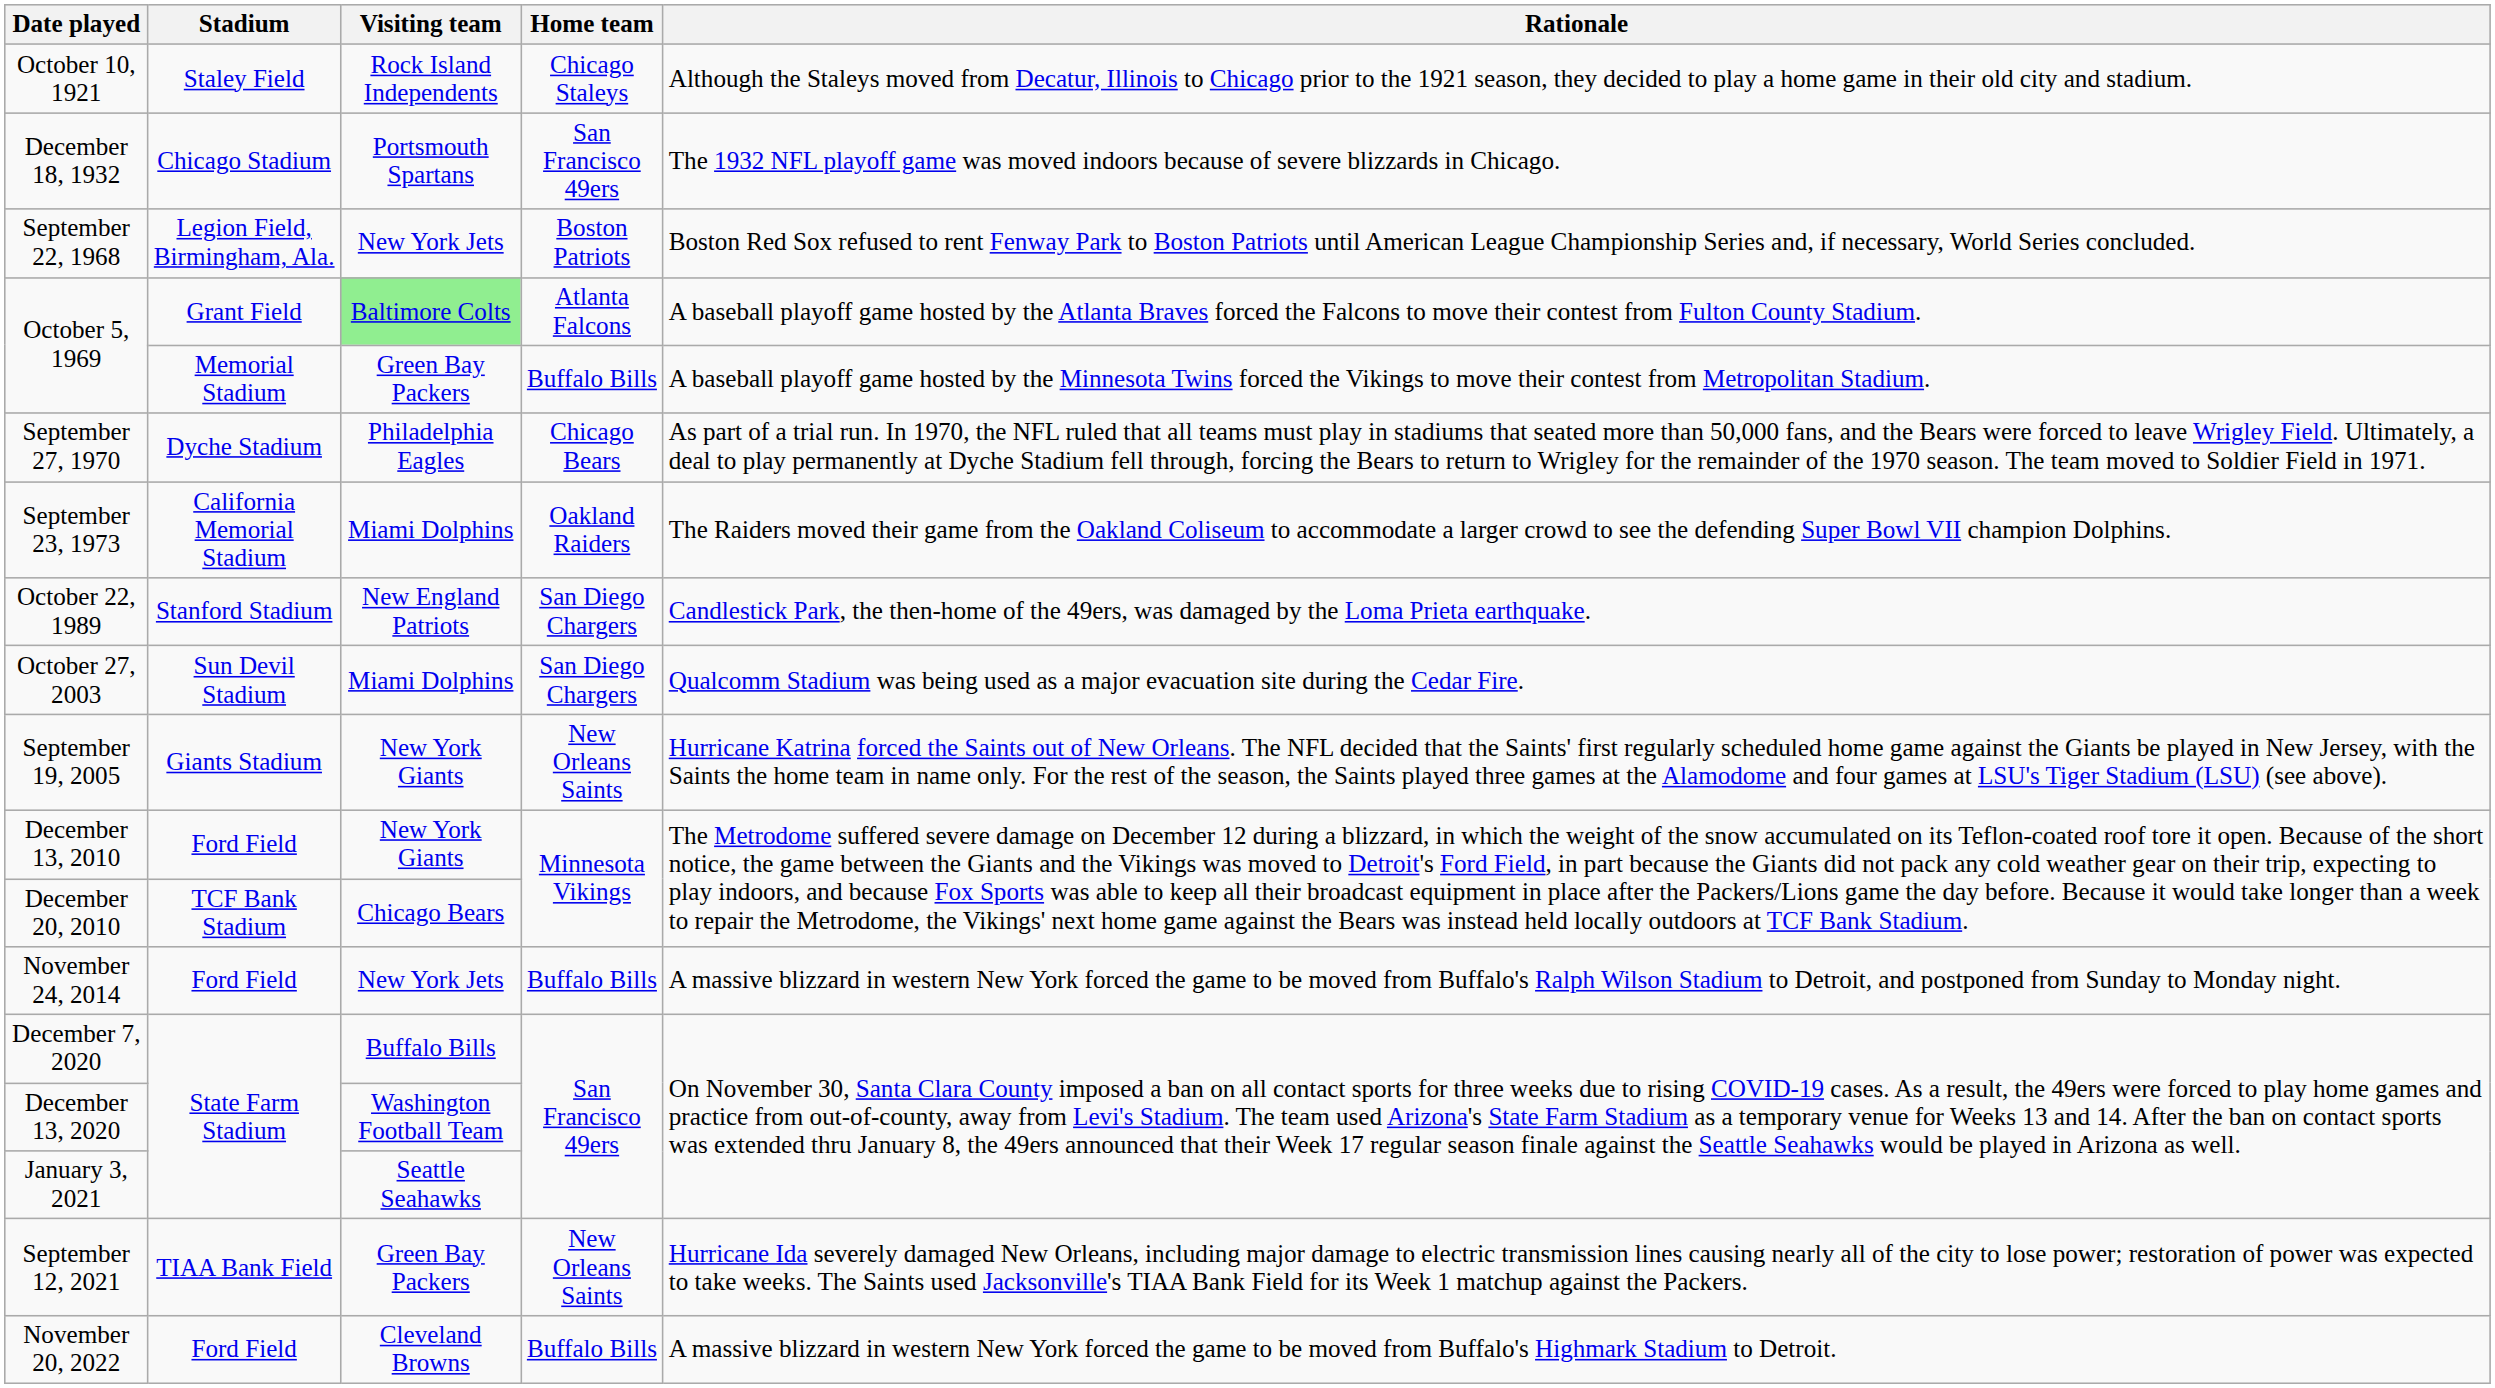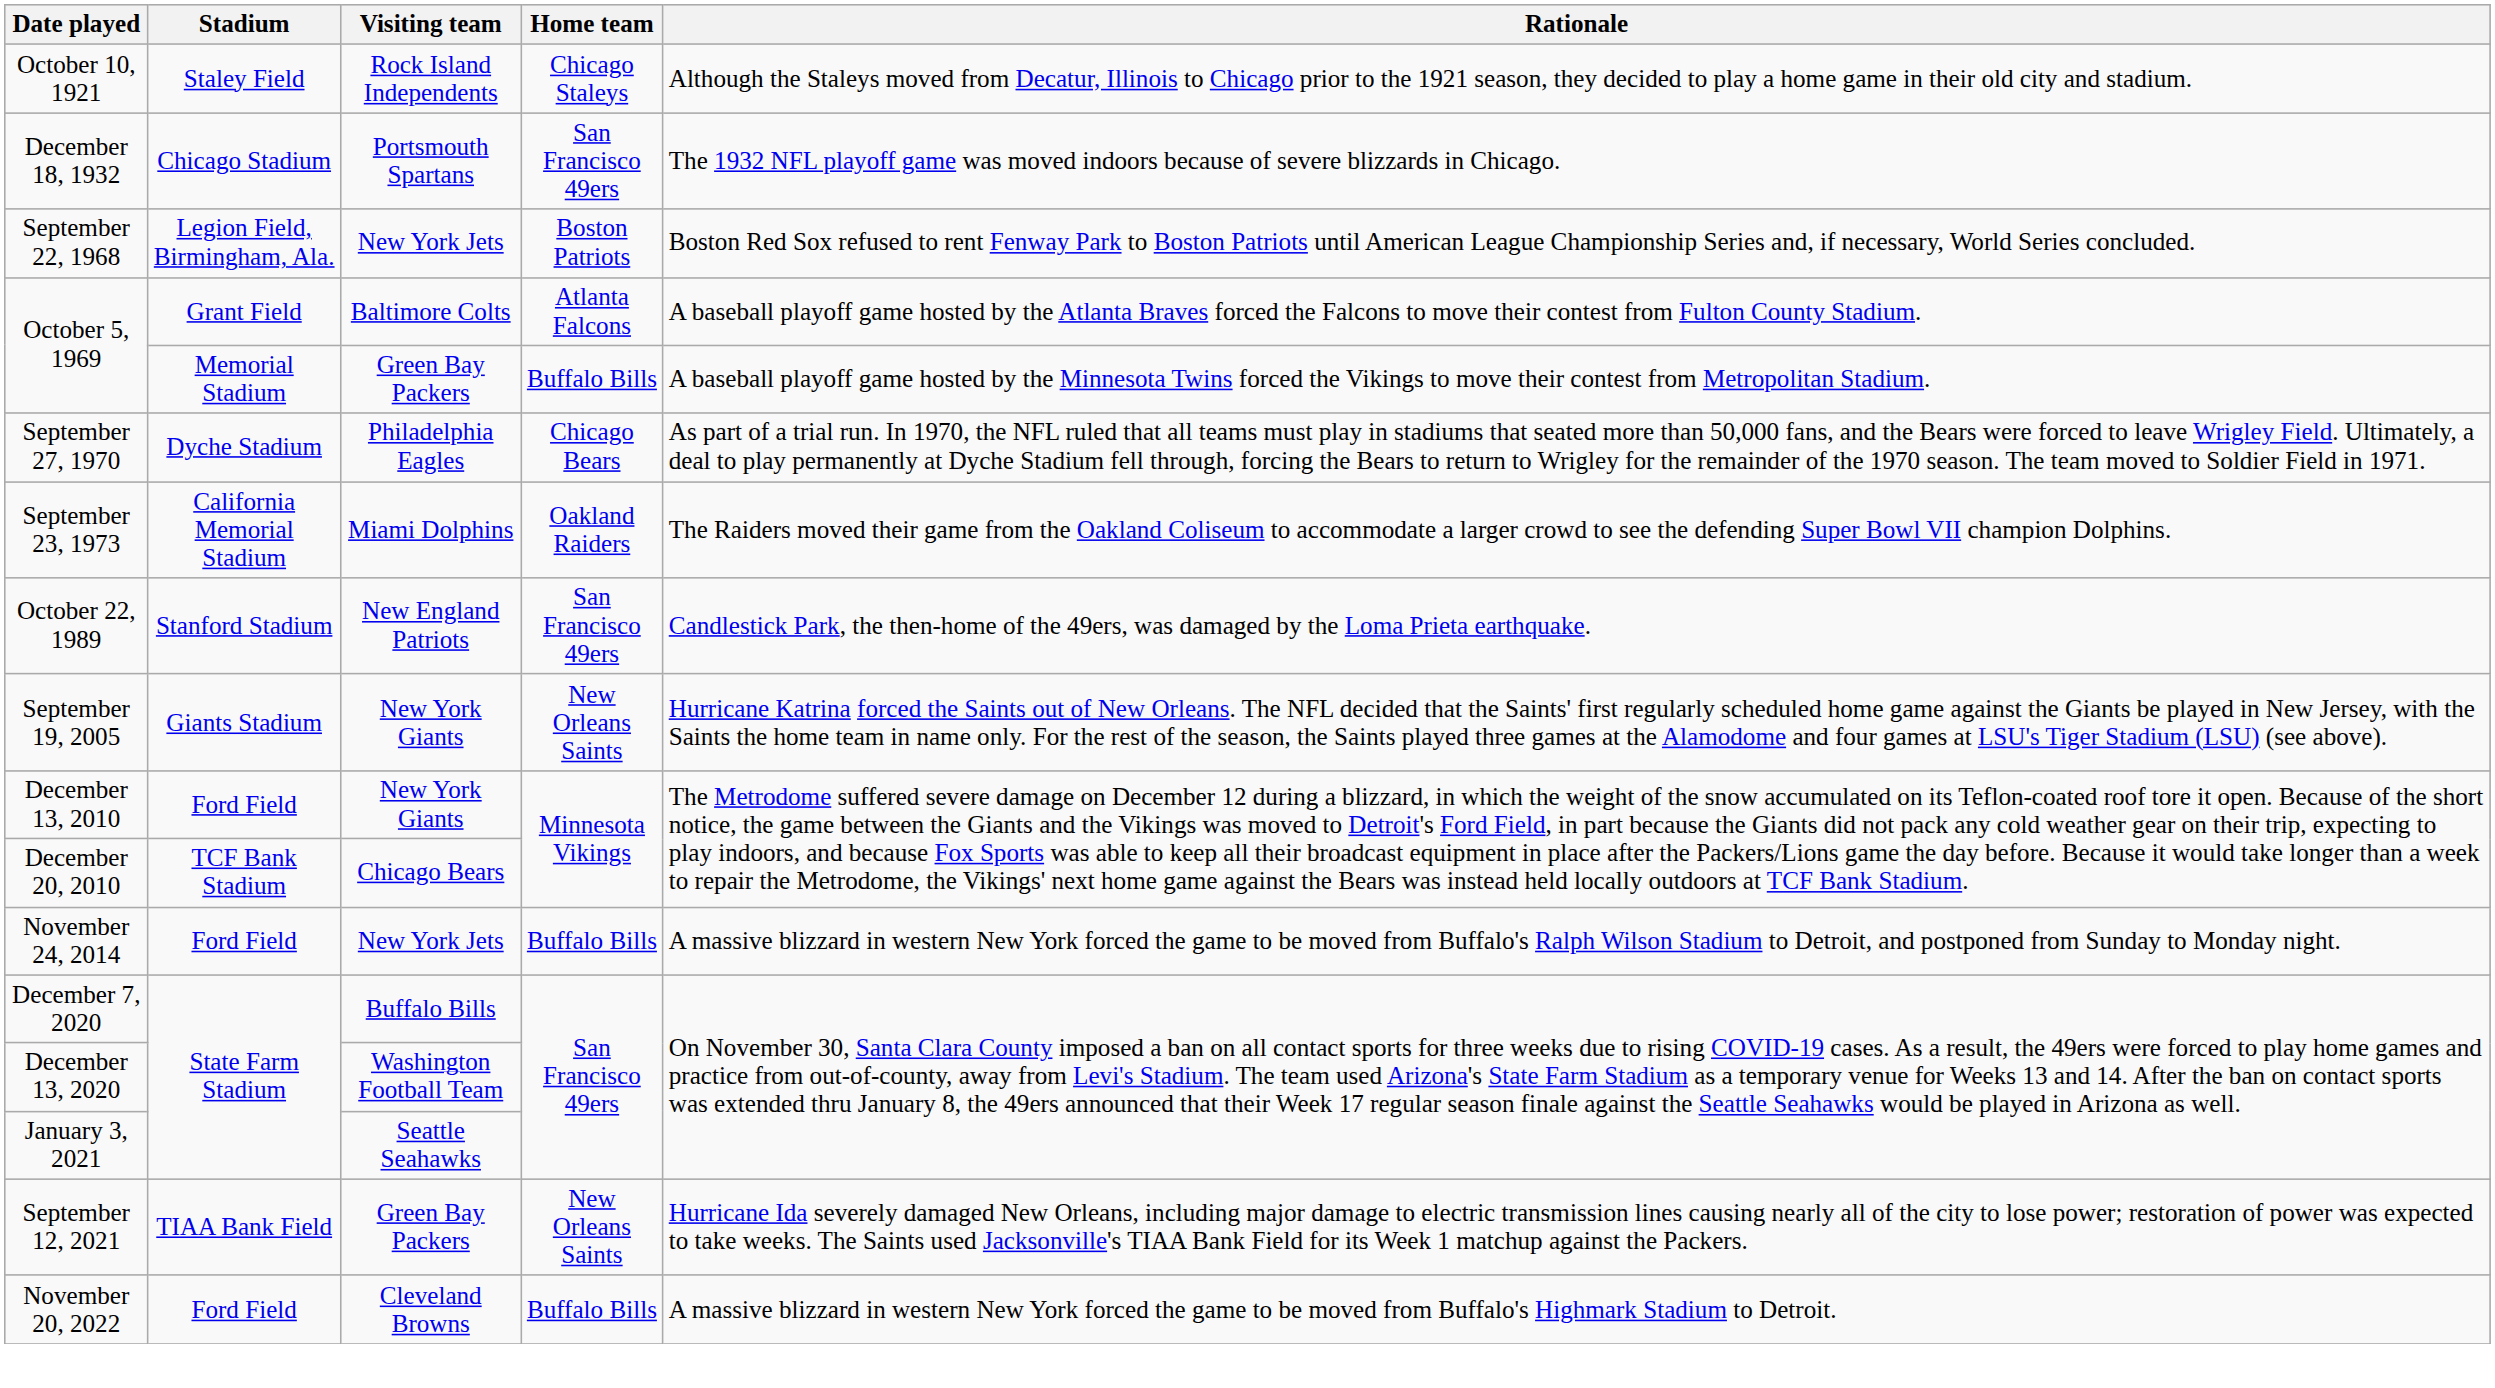(431, 310) lightgreen background -> (431, 310) no background
(592, 611) San Diego Chargers -> (592, 625) San Francisco 49ers
- row: (76, 679)
